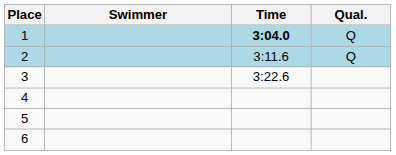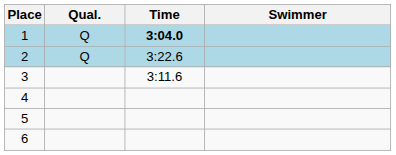columns swapped: (138, 14) <-> (351, 14)
(271, 56) 3:11.6 -> (165, 56) 3:22.6
(271, 77) 3:22.6 -> (165, 77) 3:11.6
